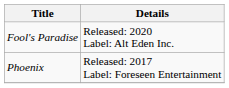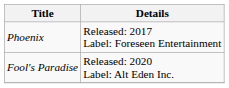rows swapped: (25, 67) <-> (43, 37)
